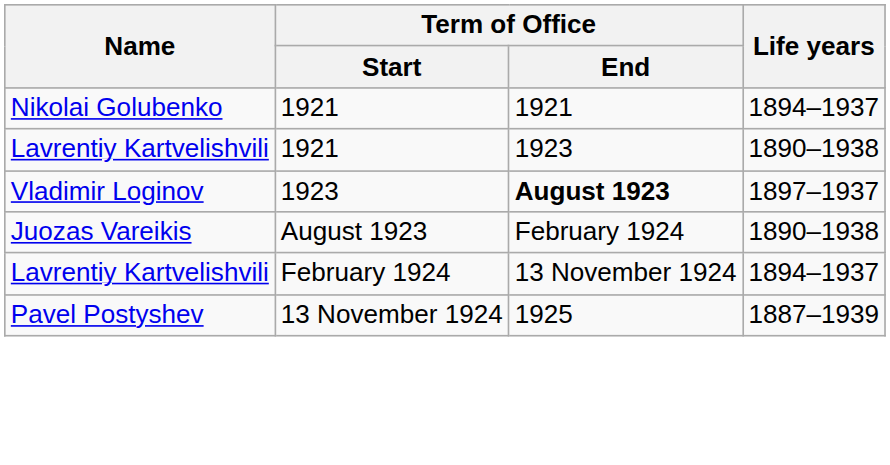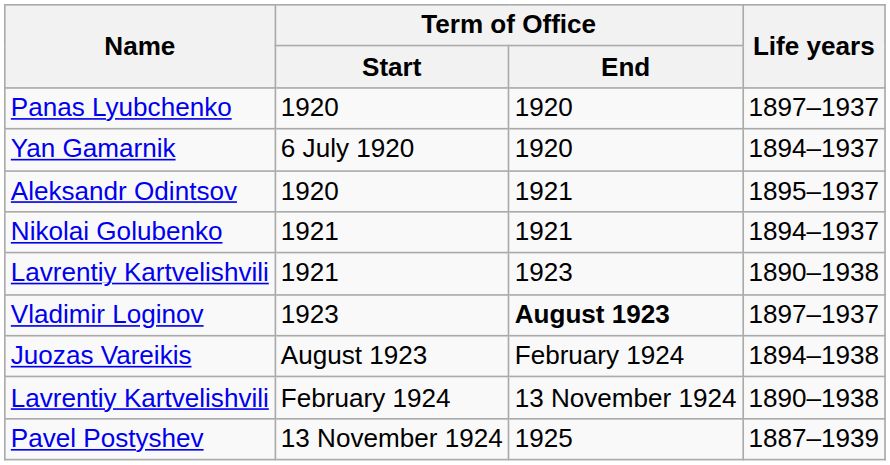+ row: (121, 107)
+ row: (93, 149)
+ row: (124, 190)
(814, 231) 1890–1938 -> (814, 356) 1894–1938
(814, 273) 1894–1937 -> (814, 397) 1890–1938
